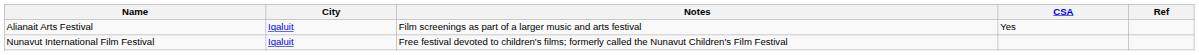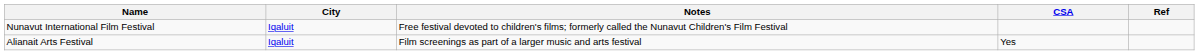rows swapped: (50, 27) <-> (80, 42)
